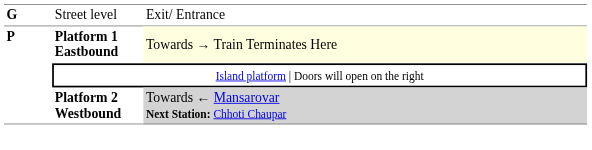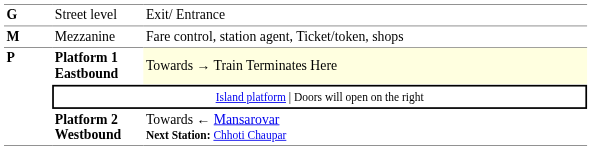+ row: (85, 36)
(216, 105) lightgrey background -> (216, 127) no background
